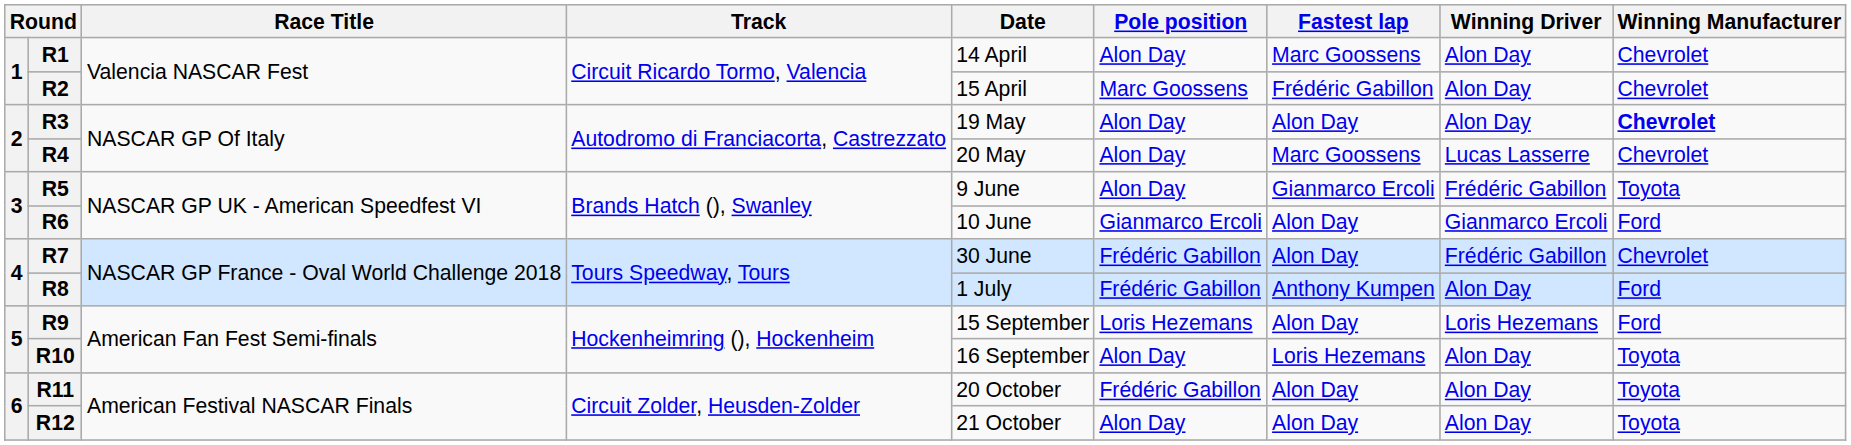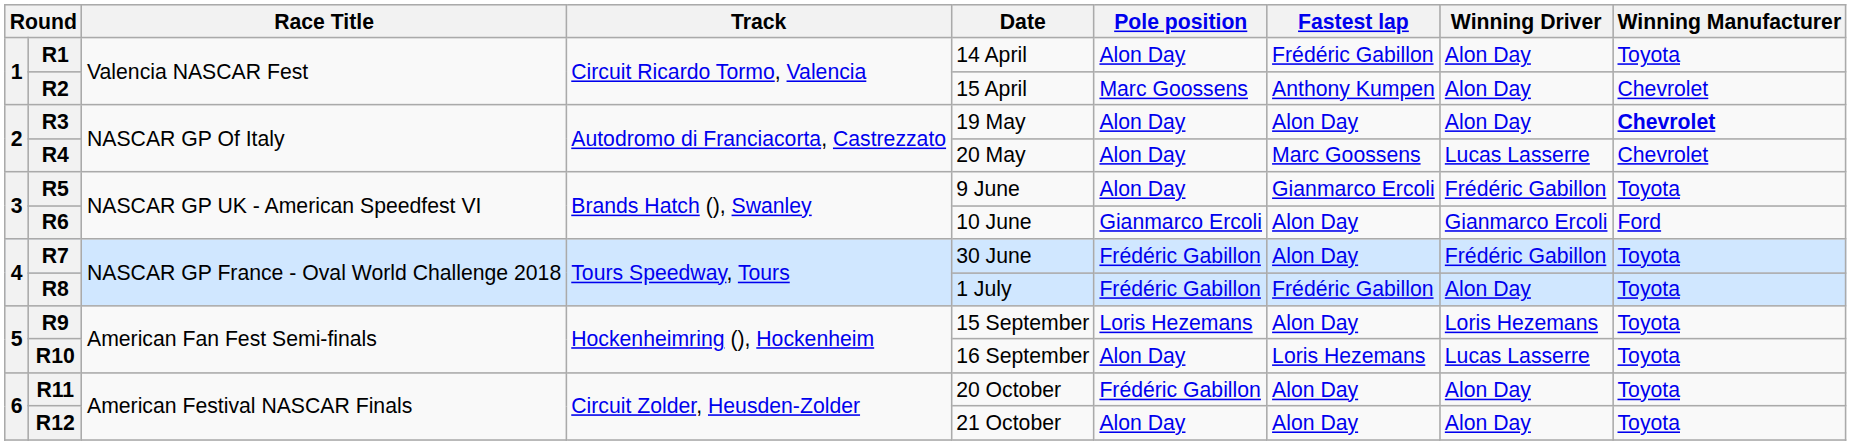(1346, 55) Marc Goossens -> (1353, 55) Frédéric Gabillon
(1663, 55) Chevrolet -> (1649, 55) Toyota
(1353, 88) Frédéric Gabillon -> (1353, 88) Anthony Kumpen
(1663, 255) Chevrolet -> (1649, 255) Toyota
(1353, 289) Anthony Kumpen -> (1353, 289) Frédéric Gabillon
(1639, 289) Ford -> (1649, 289) Toyota
(1639, 322) Ford -> (1649, 322) Toyota
(1488, 356) Alon Day -> (1517, 356) Lucas Lasserre
